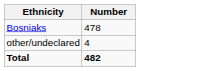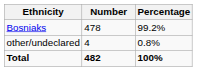+ column: (164, 12)
